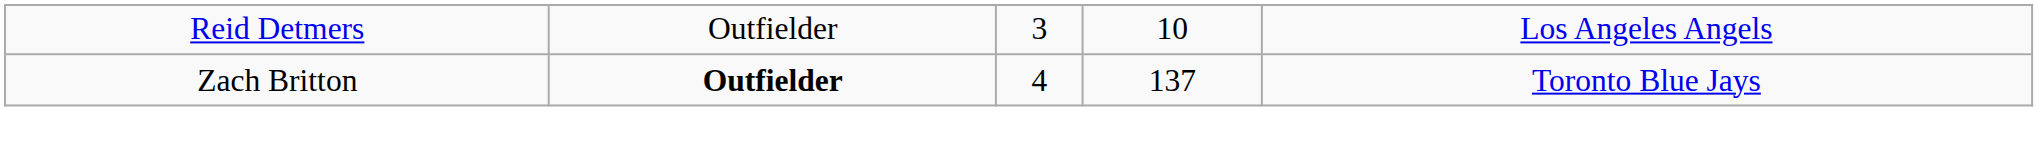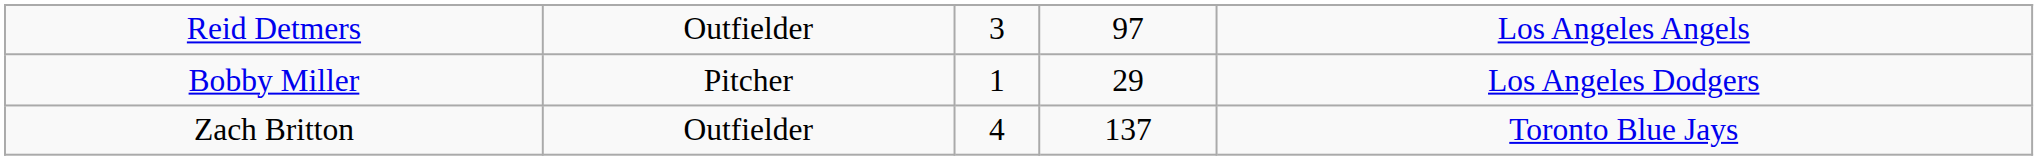(1172, 29) 10 -> (1128, 29) 97
+ row: (274, 79)
(773, 79) bold -> (748, 129) normal
